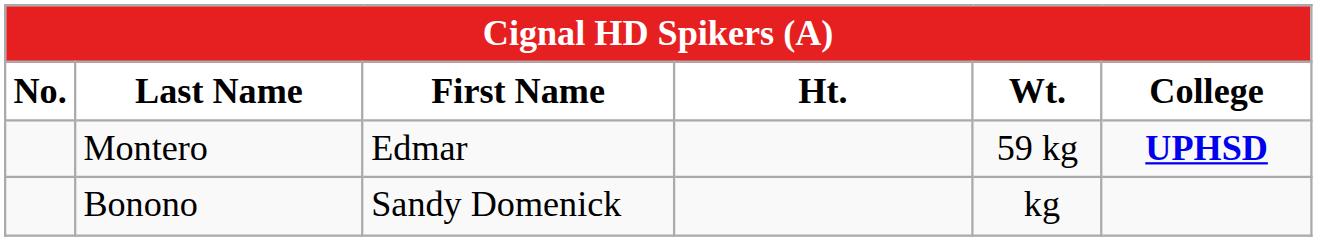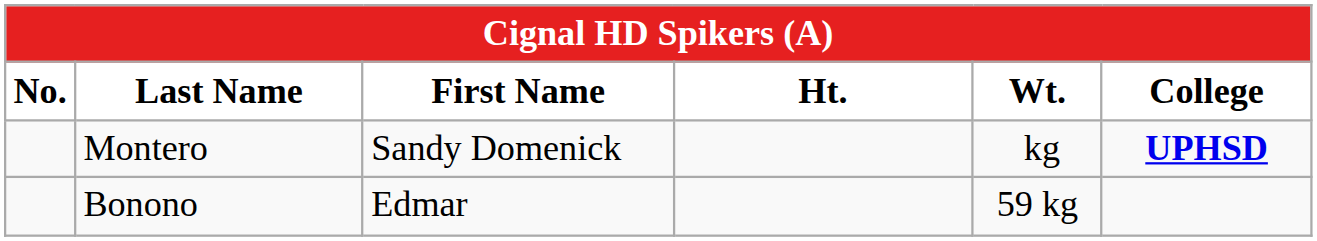(419, 147) Edmar -> (496, 147) Sandy Domenick
(1037, 147) 59 kg -> (1037, 147) kg
(496, 205) Sandy Domenick -> (419, 205) Edmar
(1037, 205) kg -> (1037, 205) 59 kg
